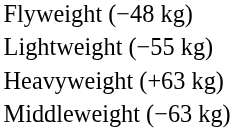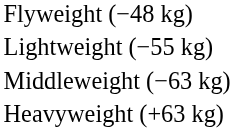rows swapped: (117, 114) <-> (114, 80)
